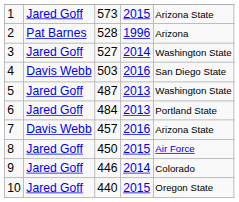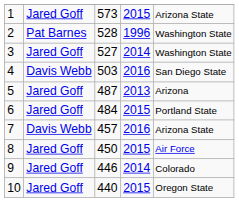(172, 33) Arizona -> (194, 33) Washington State
(194, 91) Washington State -> (172, 91) Arizona
(137, 110) 2013 -> (137, 110) 2015
